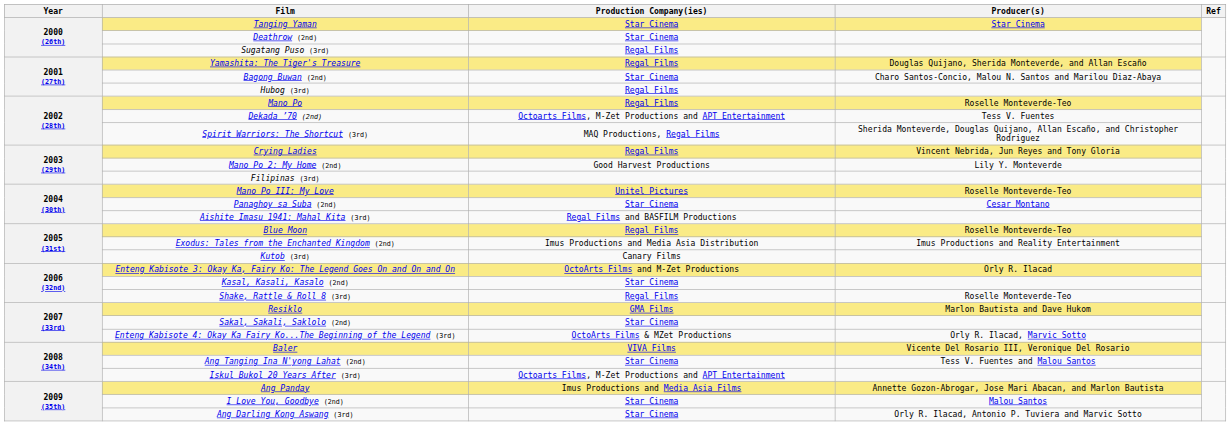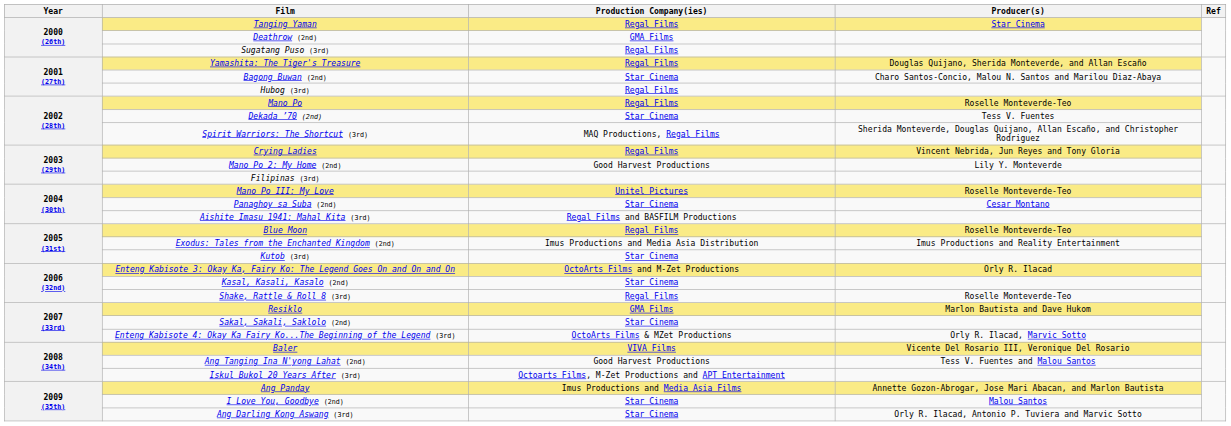(652, 24) Star Cinema -> (652, 24) Regal Films
(652, 37) Star Cinema -> (652, 37) GMA Films
(652, 116) Octoarts Films, M-Zet Productions and APT Entertainment -> (652, 116) Star Cinema
(652, 257) Canary Films -> (652, 257) Star Cinema
(652, 362) Star Cinema -> (652, 362) Good Harvest Productions
